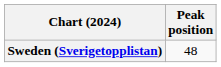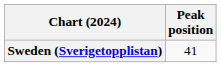(191, 51) 48 -> (191, 51) 41
